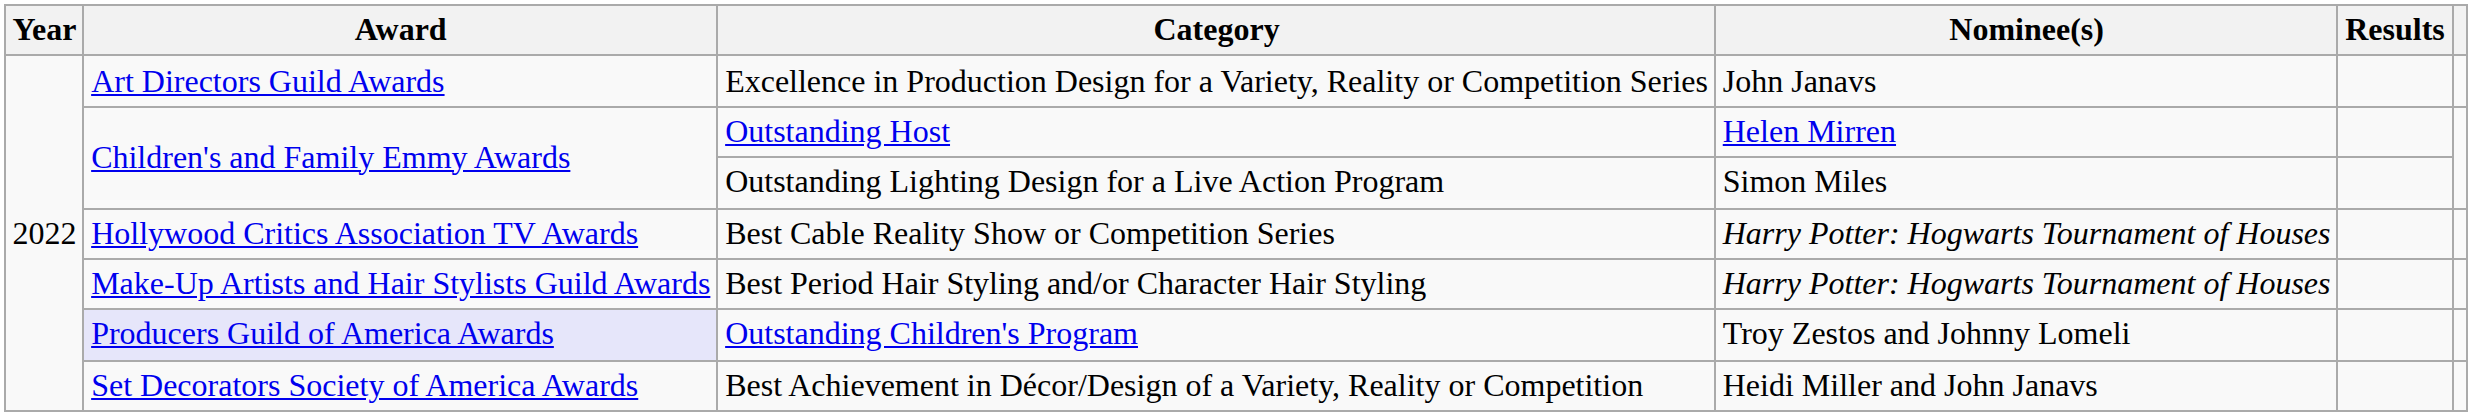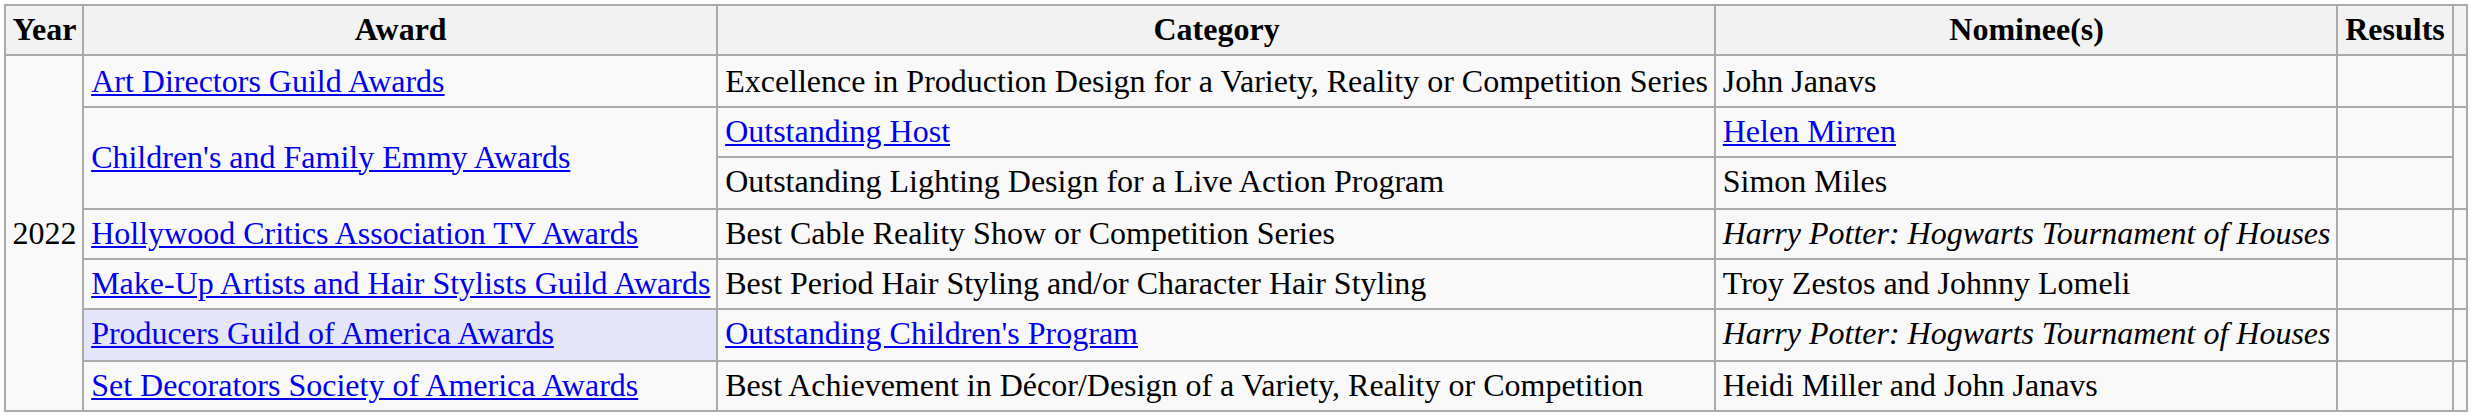(2027, 283) Harry Potter: Hogwarts Tournament of Houses -> (1927, 283) Troy Zestos and Johnny Lomeli
(1927, 334) Troy Zestos and Johnny Lomeli -> (2027, 334) Harry Potter: Hogwarts Tournament of Houses
